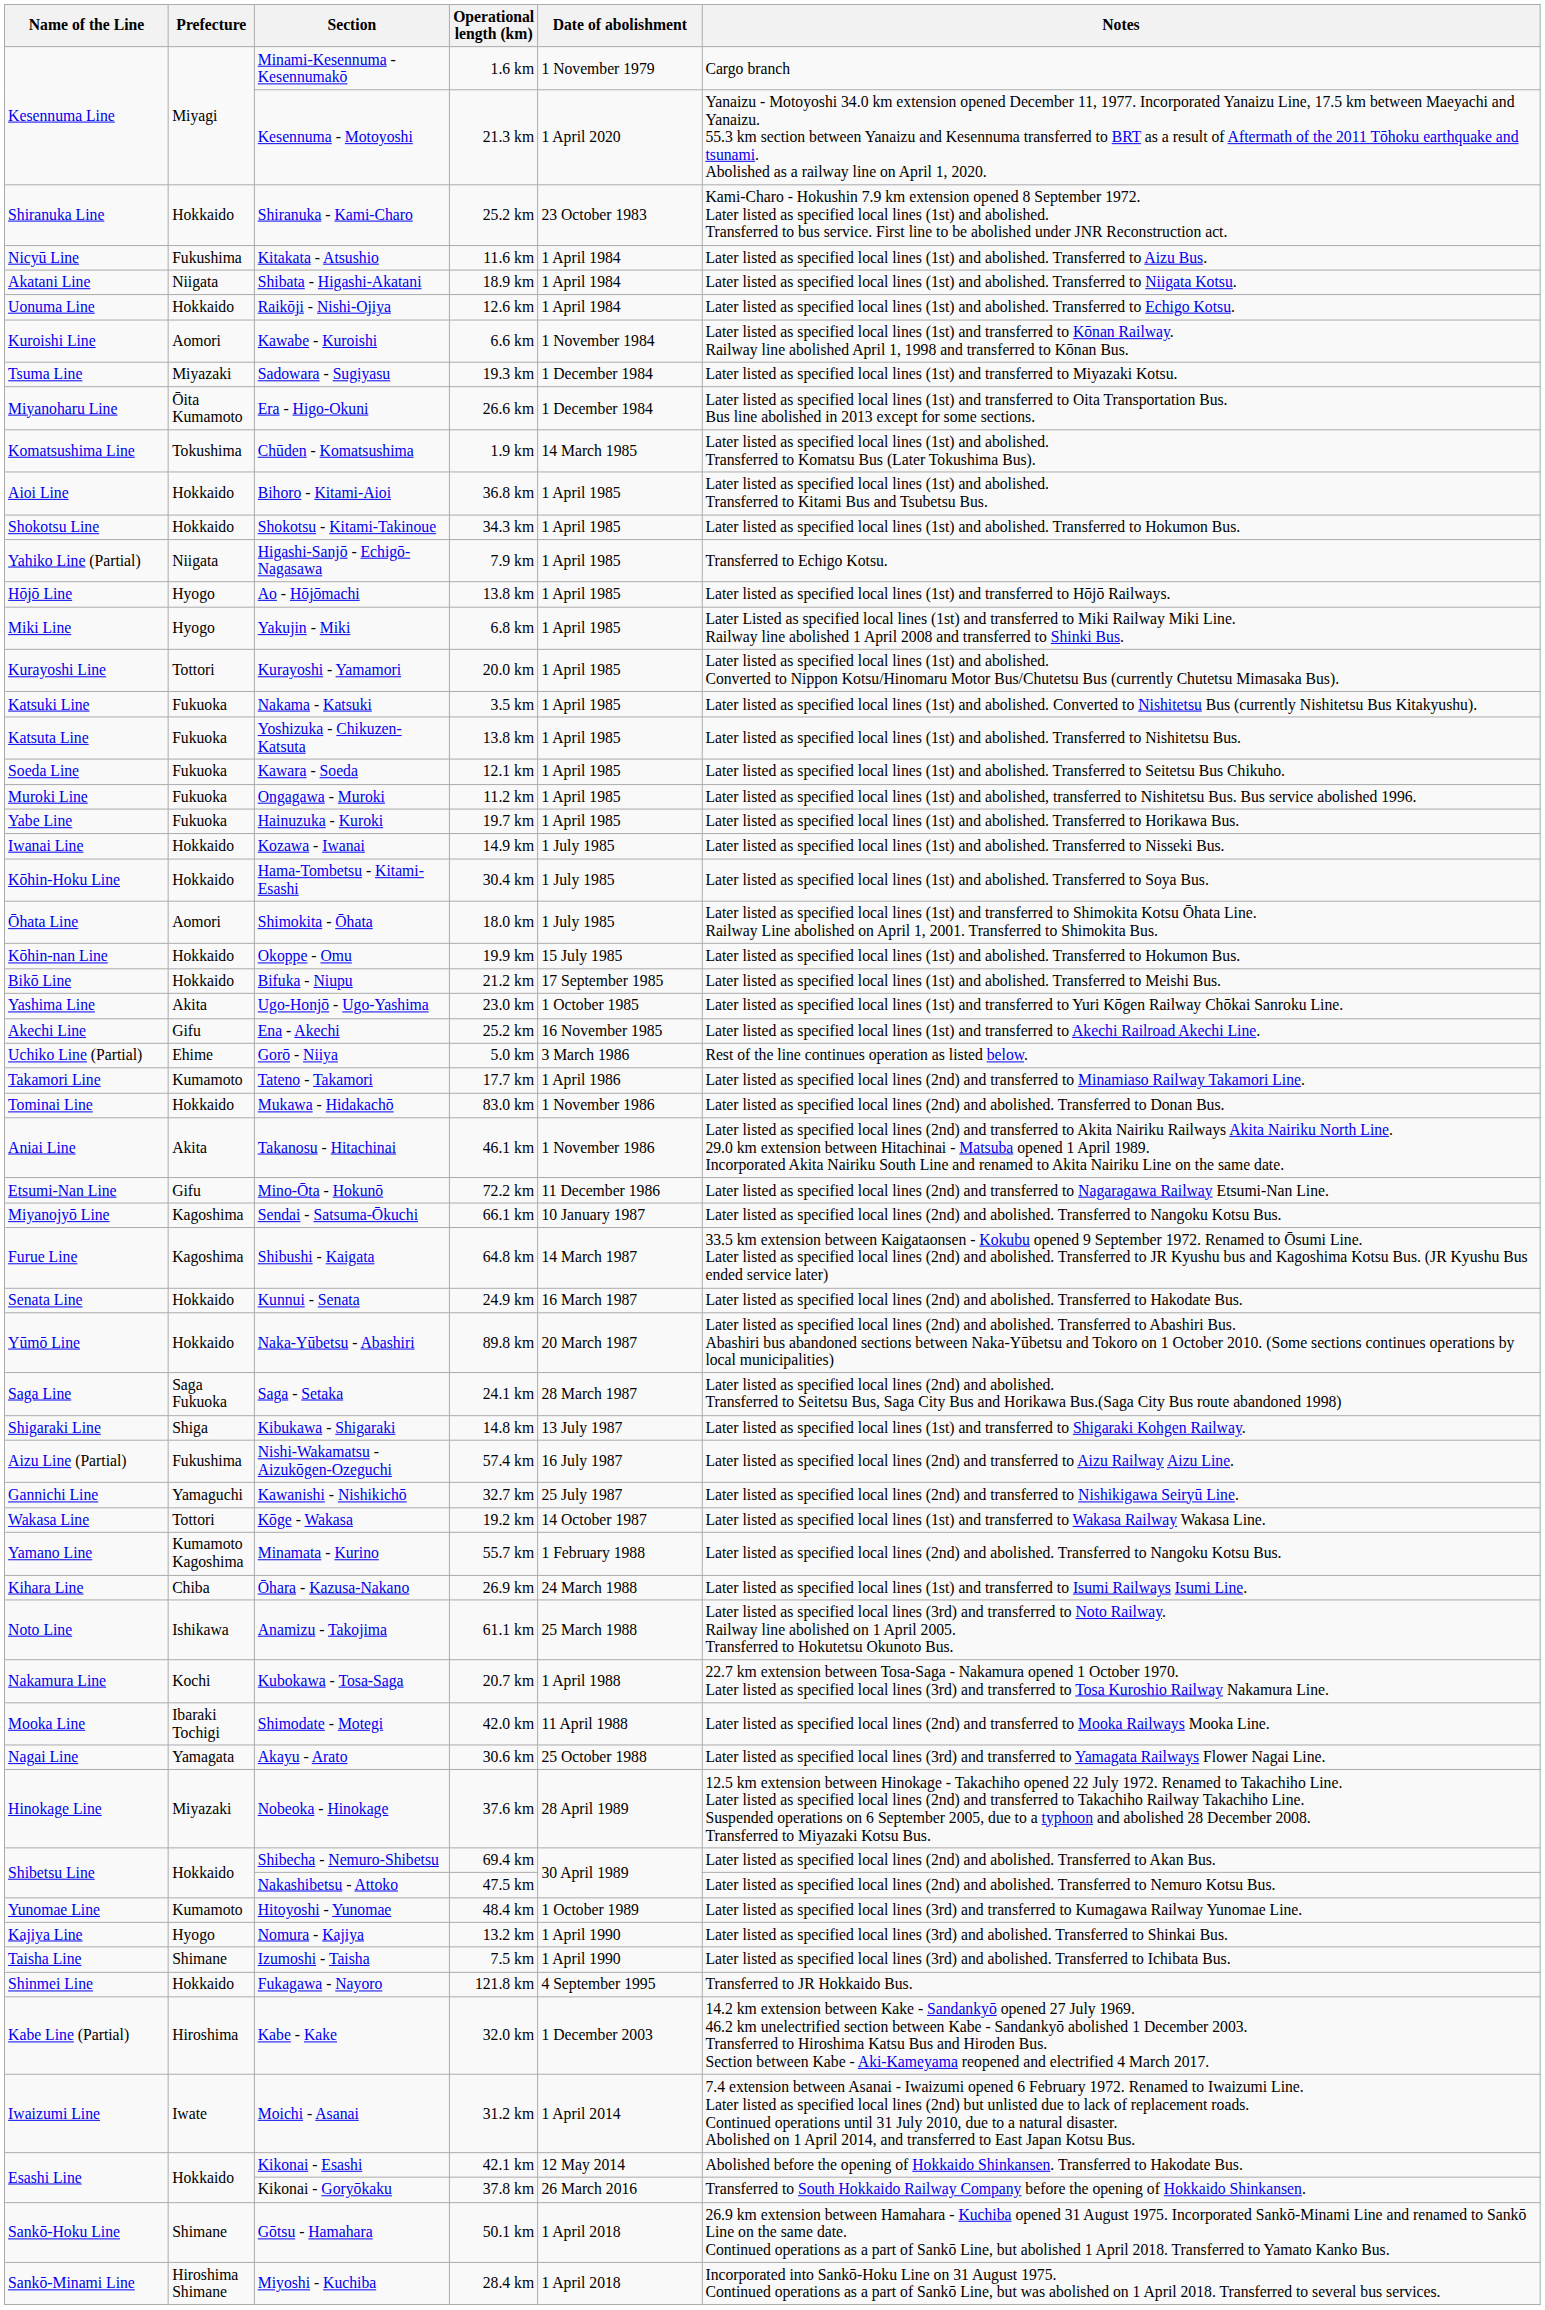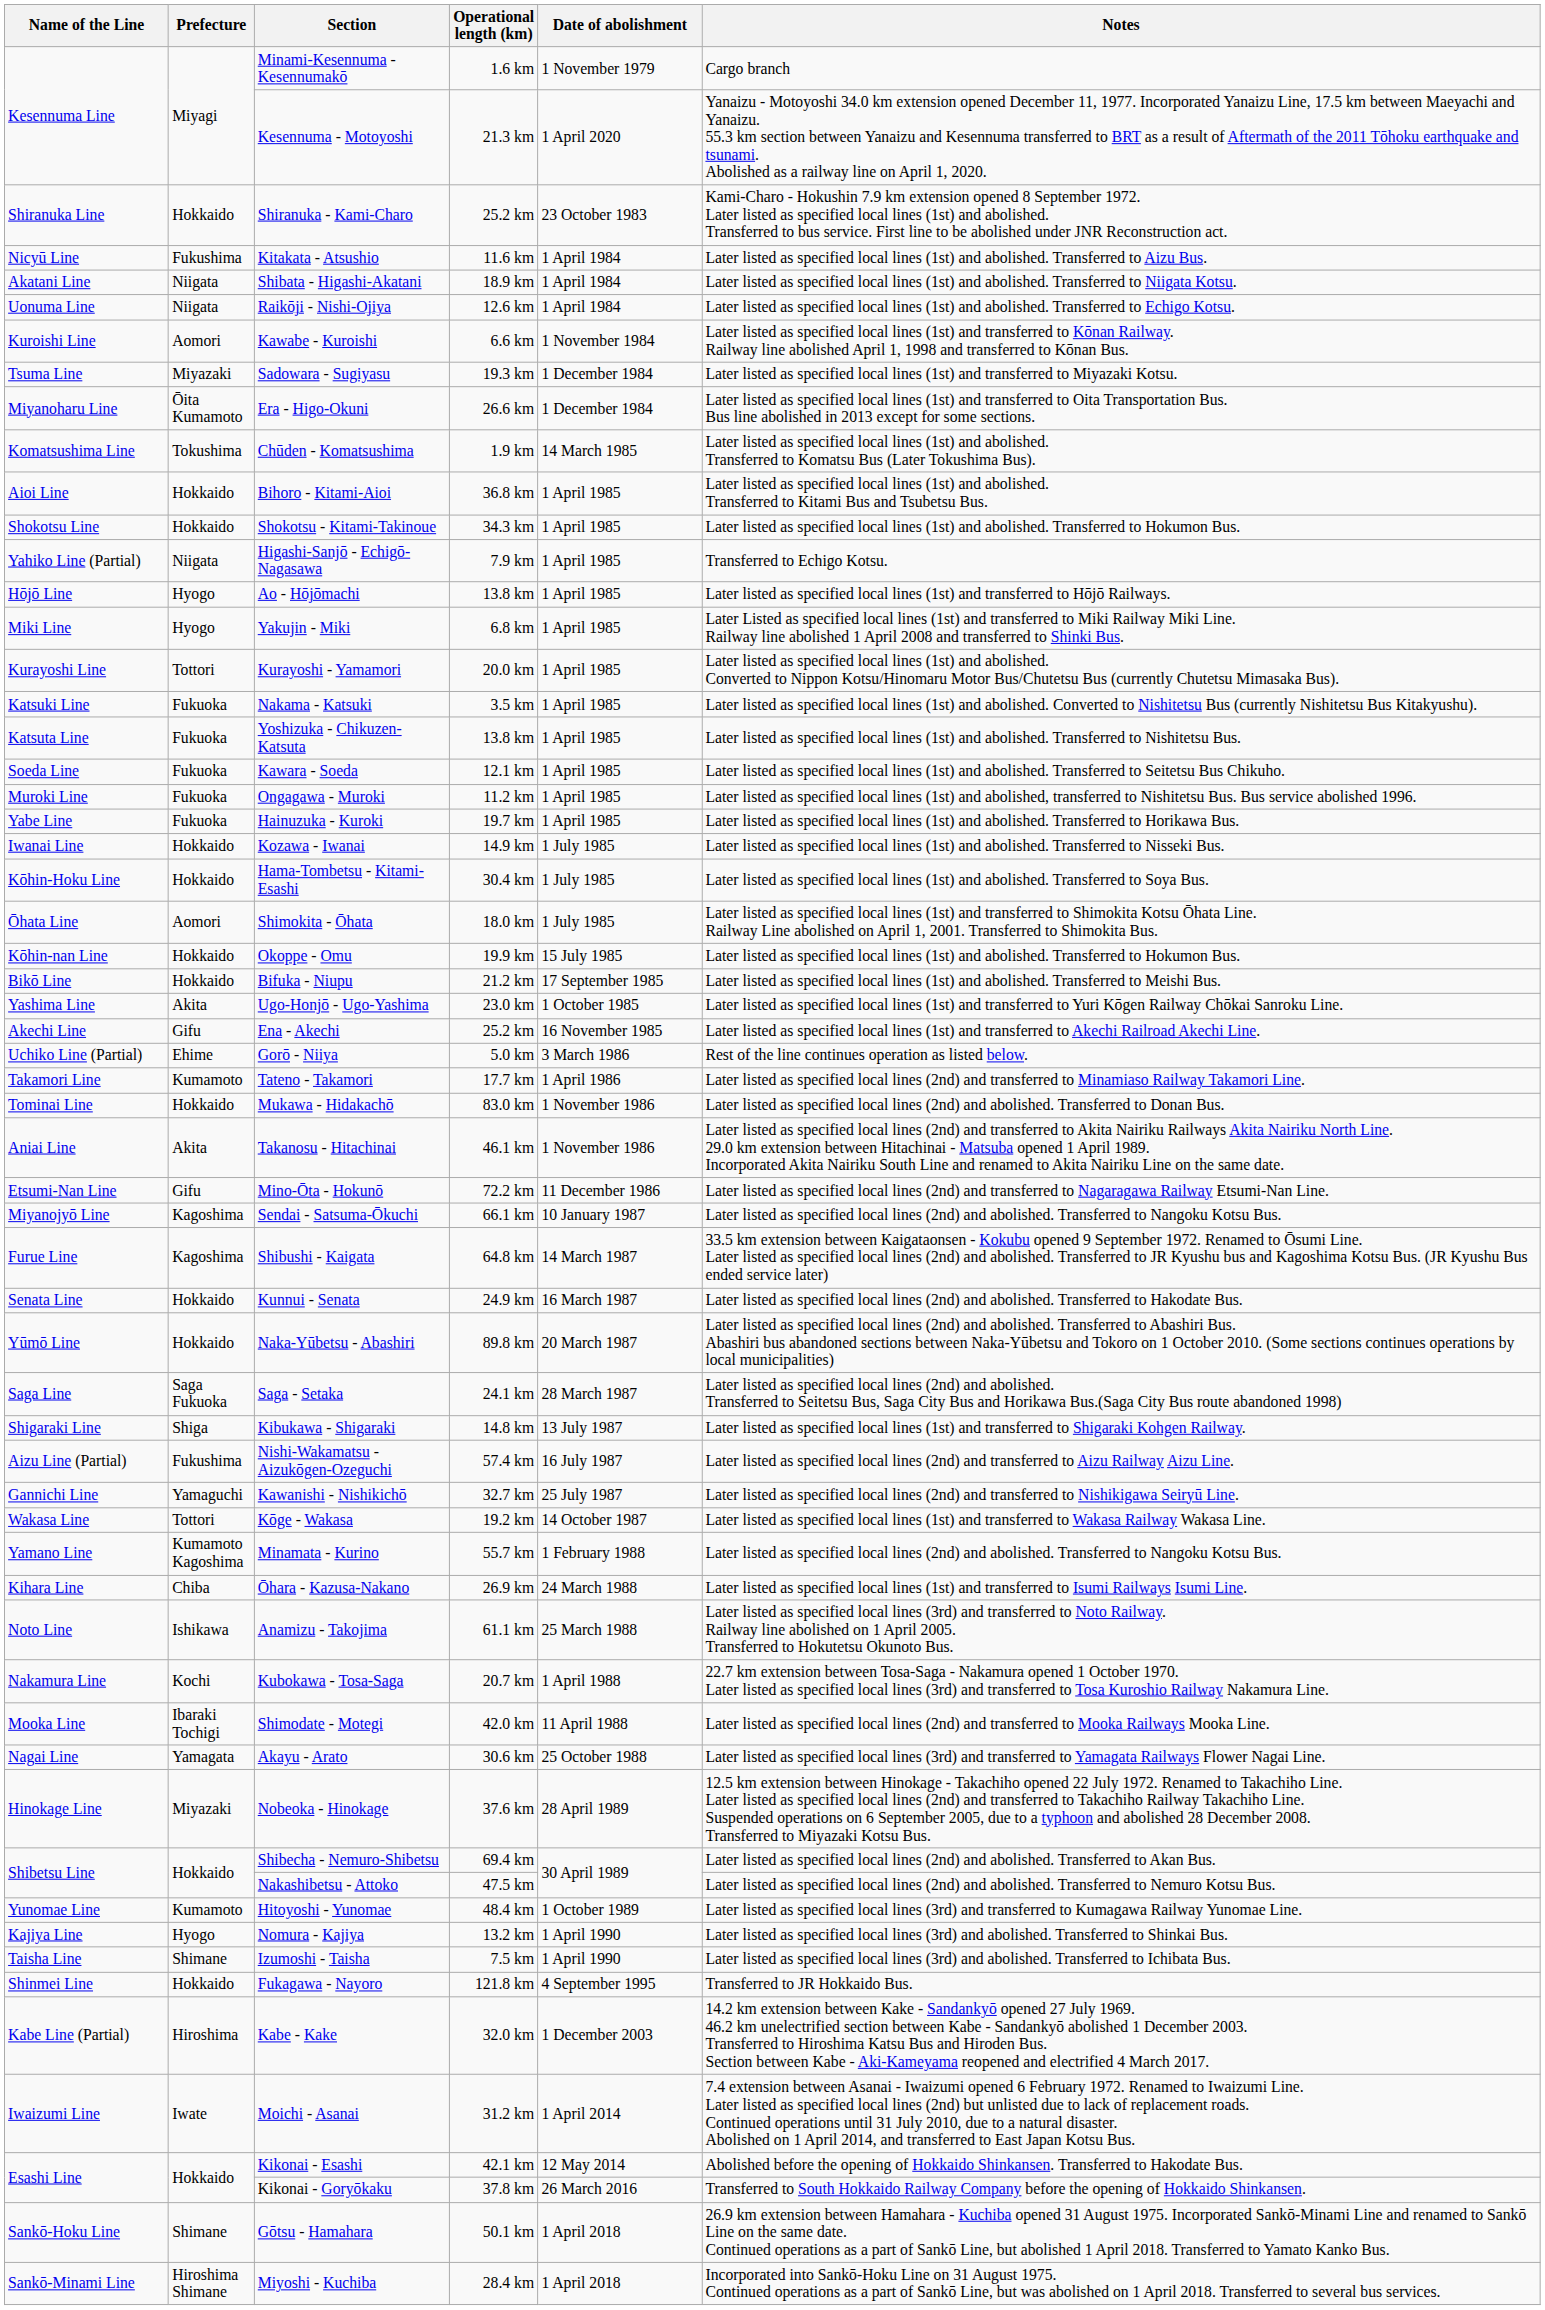(203, 307) Hokkaido -> (195, 307) Niigata
